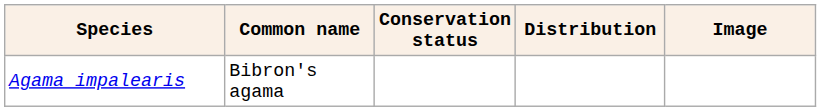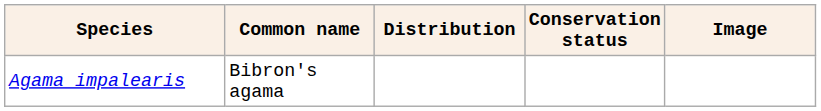columns swapped: (590, 30) <-> (445, 30)
